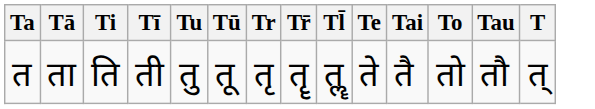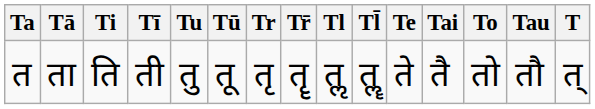+ column: (334, 22)
